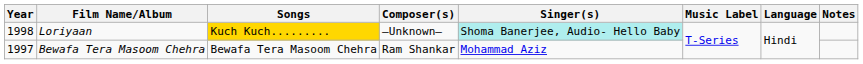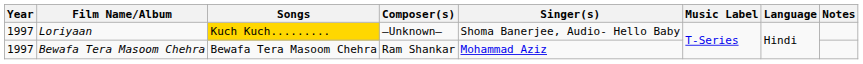(20, 31) 1998 -> (20, 31) 1997
(570, 31) paleturquoise background -> (570, 31) no background
